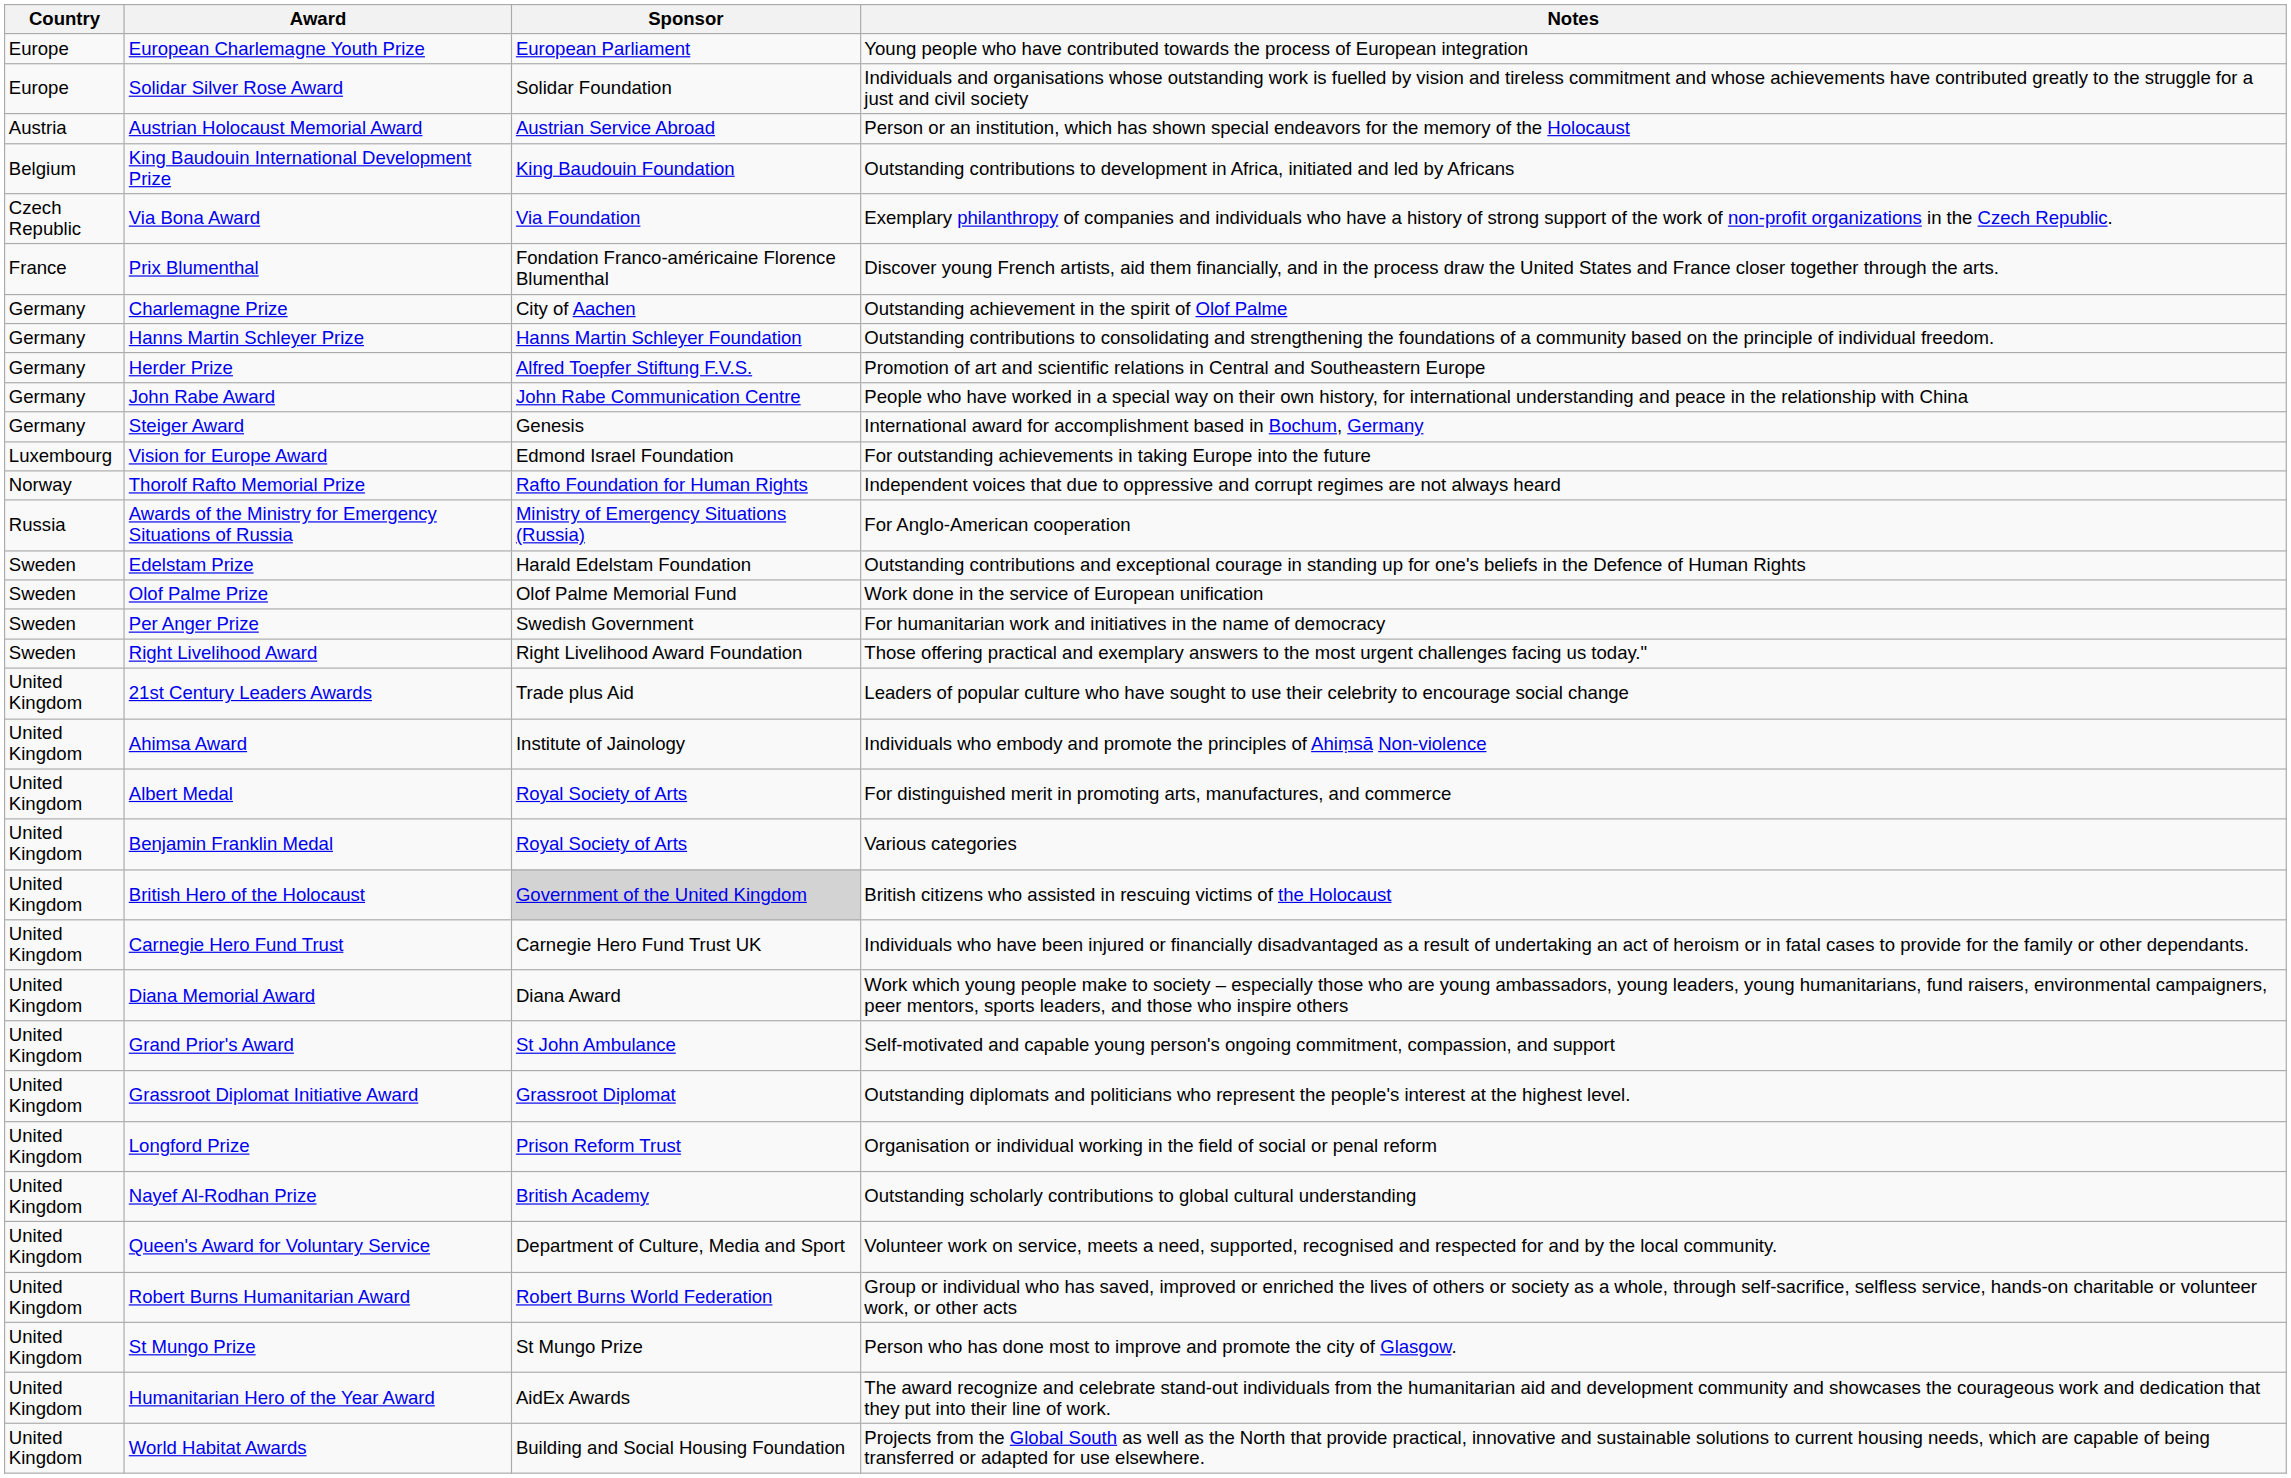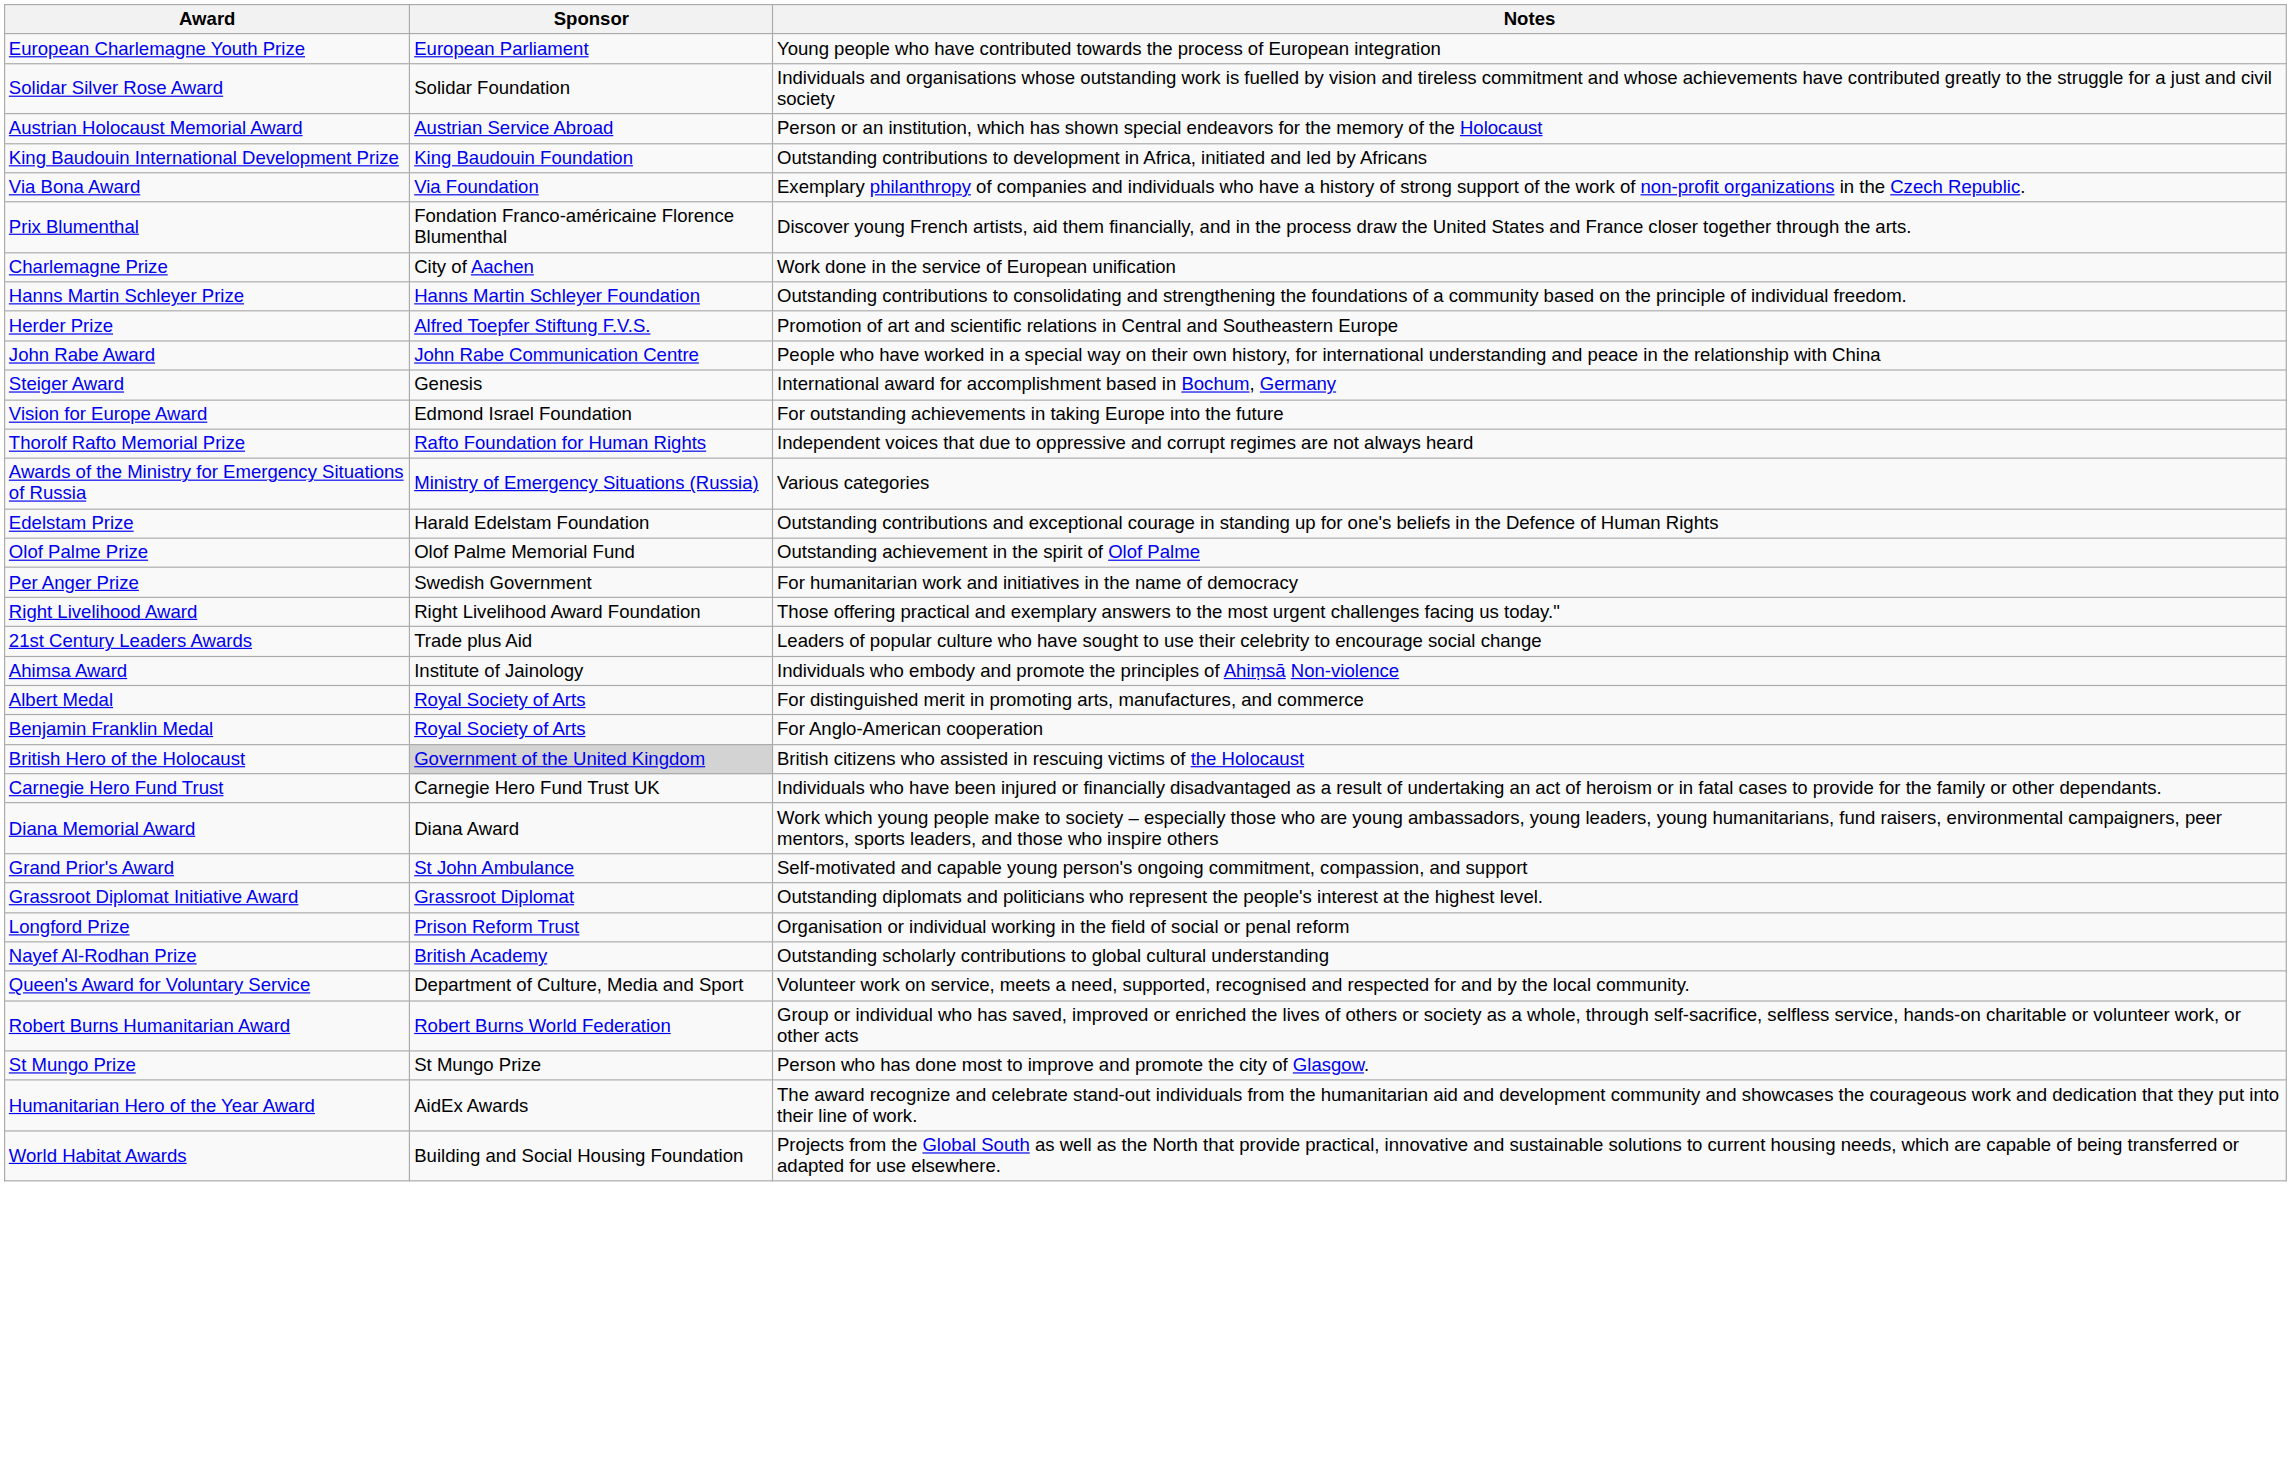- column: (65, 19)
(1076, 308) Outstanding achievement in the spirit of Olof Palme -> (976, 267) Work done in the service of European unification
(997, 525) For Anglo-American cooperation -> (853, 483) Various categories
(1064, 594) Work done in the service of European unification -> (988, 552) Outstanding achievement in the spirit of Olof Palme
(941, 844) Various categories -> (910, 729) For Anglo-American cooperation
